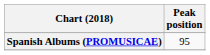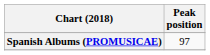(184, 41) 95 -> (184, 41) 97
